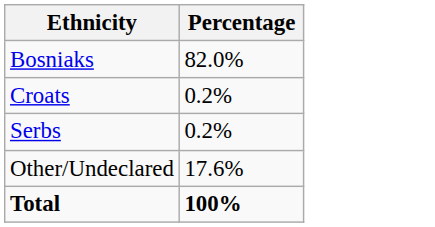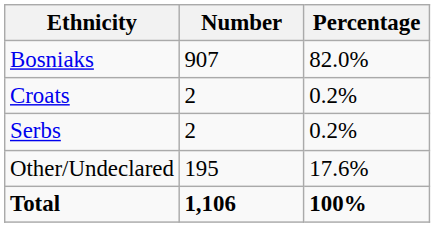+ column: (242, 22)
